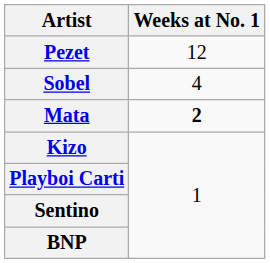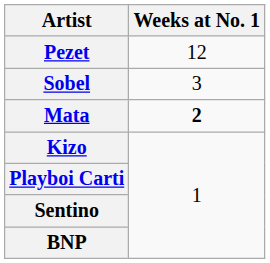(197, 83) 4 -> (197, 83) 3
